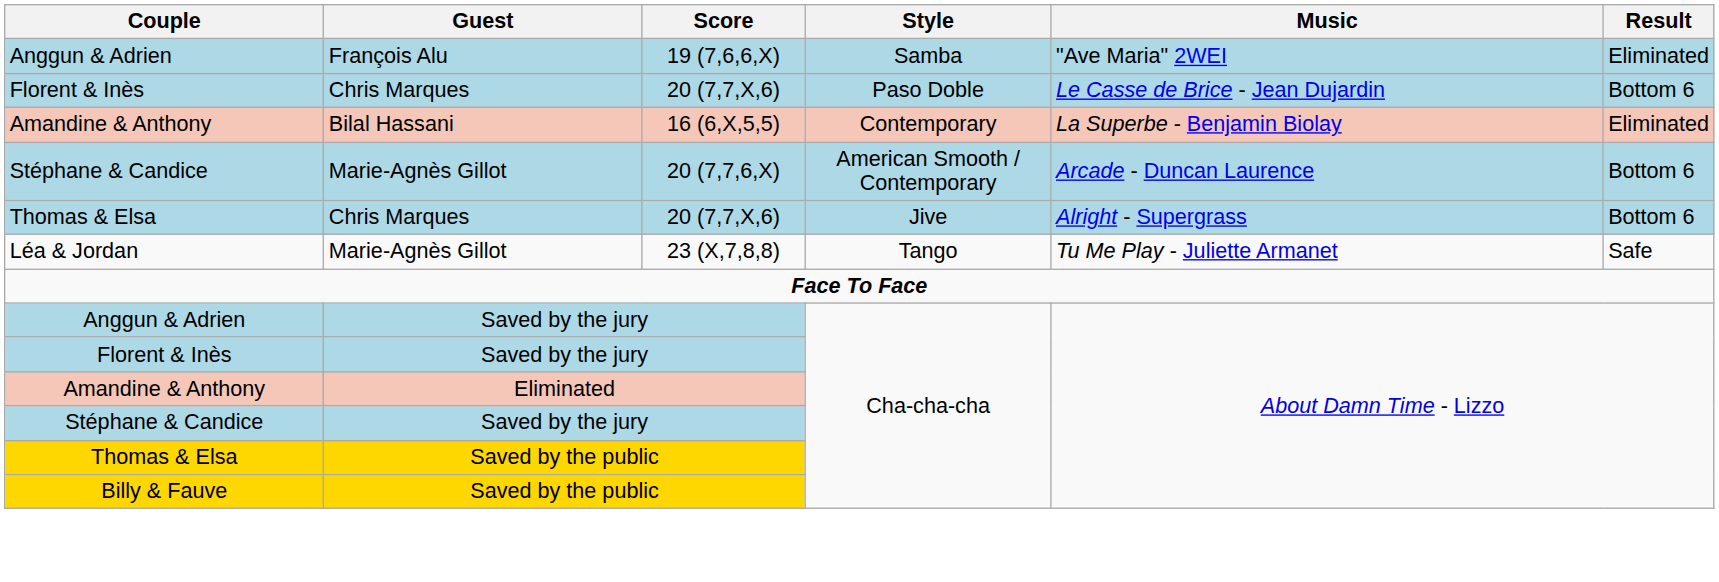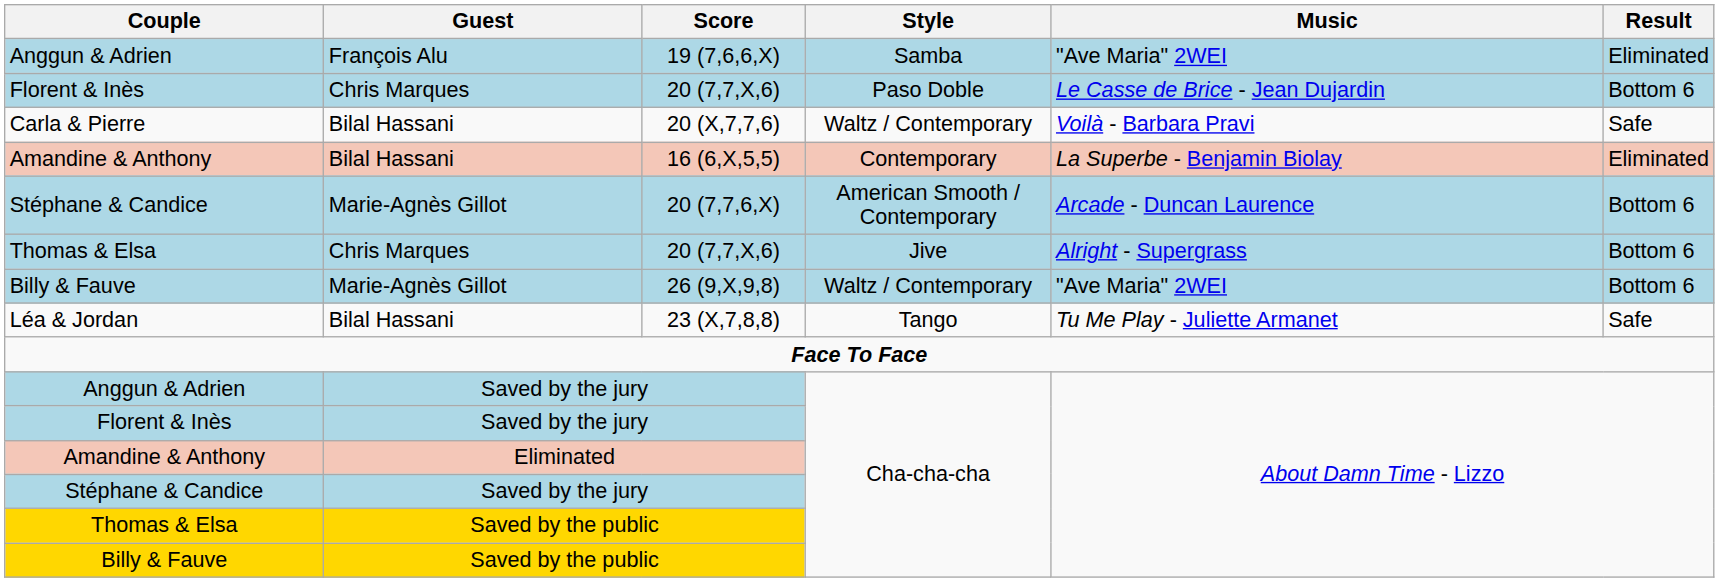+ row: (77, 124)
+ row: (73, 285)
(418, 251) Marie-Agnès Gillot -> (391, 319) Bilal Hassani
